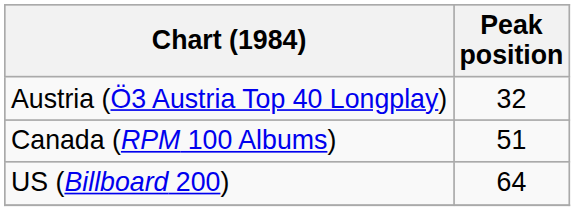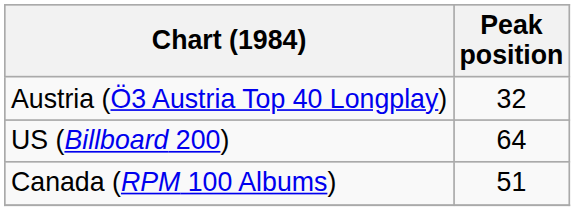rows swapped: (174, 140) <-> (120, 182)
